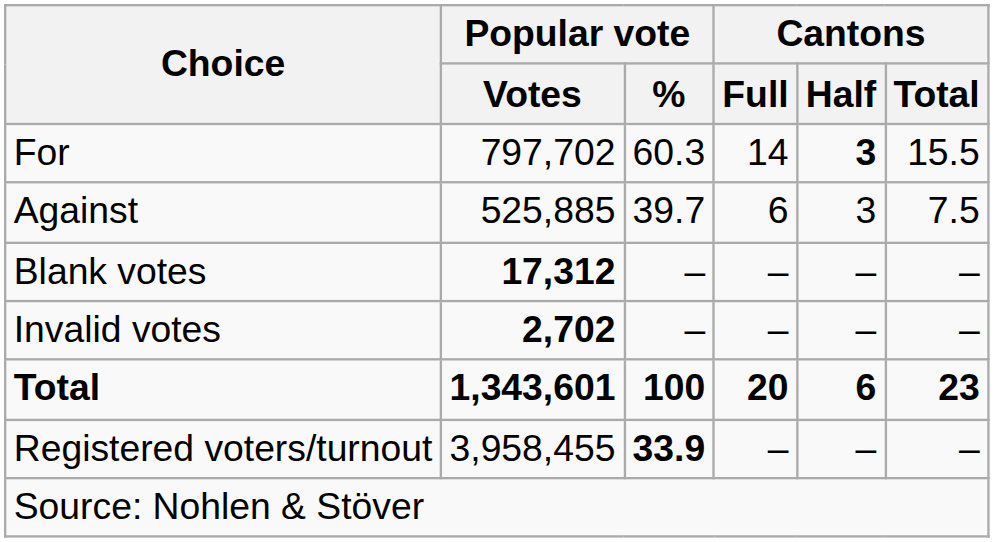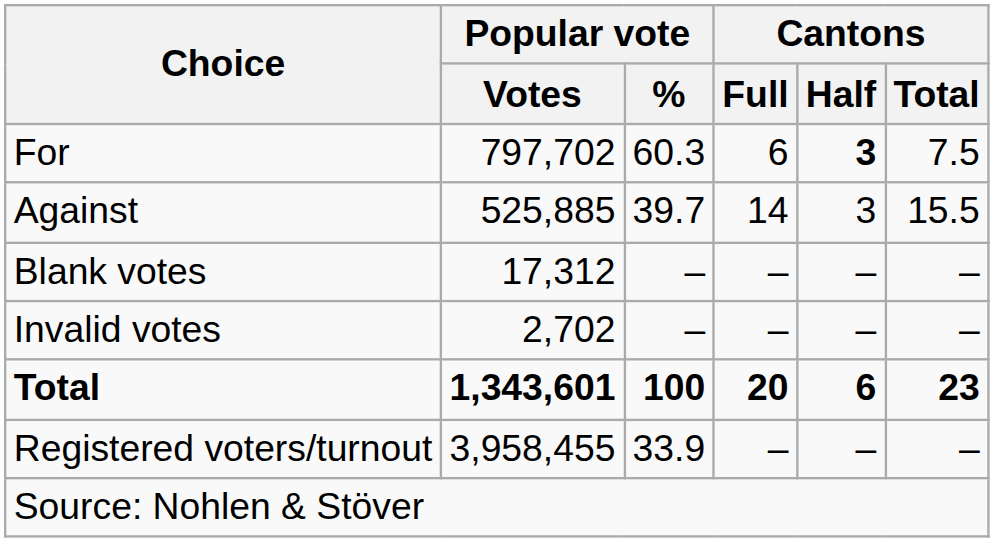(768, 152) 14 -> (778, 152) 6
(943, 152) 15.5 -> (954, 152) 7.5
(778, 211) 6 -> (768, 211) 14
(954, 211) 7.5 -> (943, 211) 15.5
(558, 270) bold -> (558, 270) normal
(569, 329) bold -> (569, 329) normal
(669, 447) bold -> (669, 447) normal
